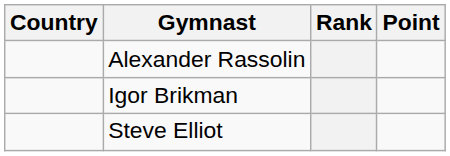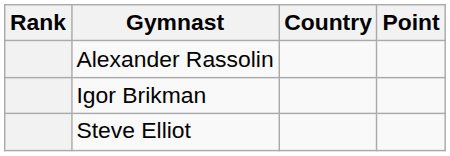columns swapped: (344, 22) <-> (54, 22)
